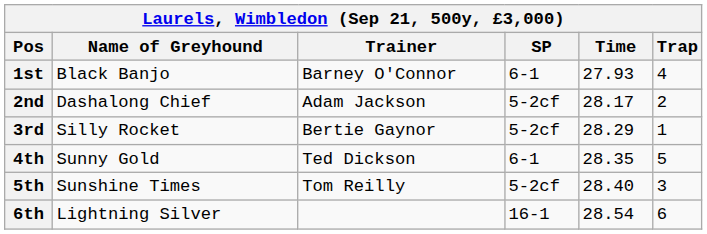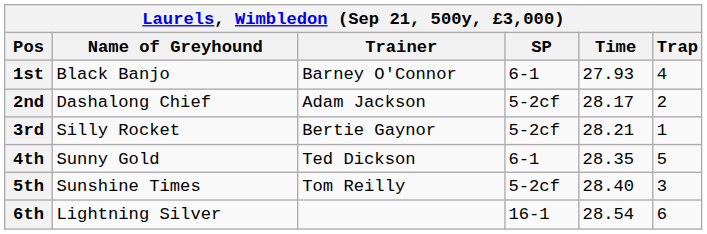(608, 131) 28.29 -> (608, 131) 28.21
